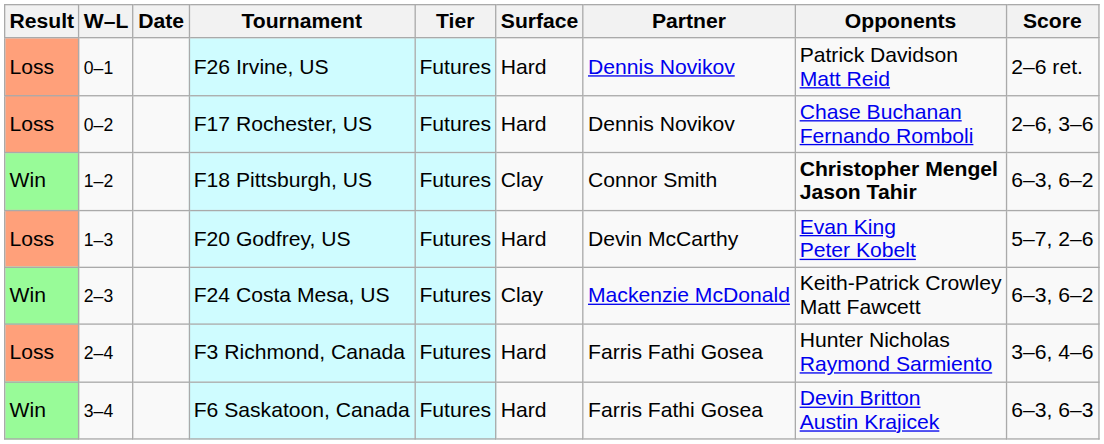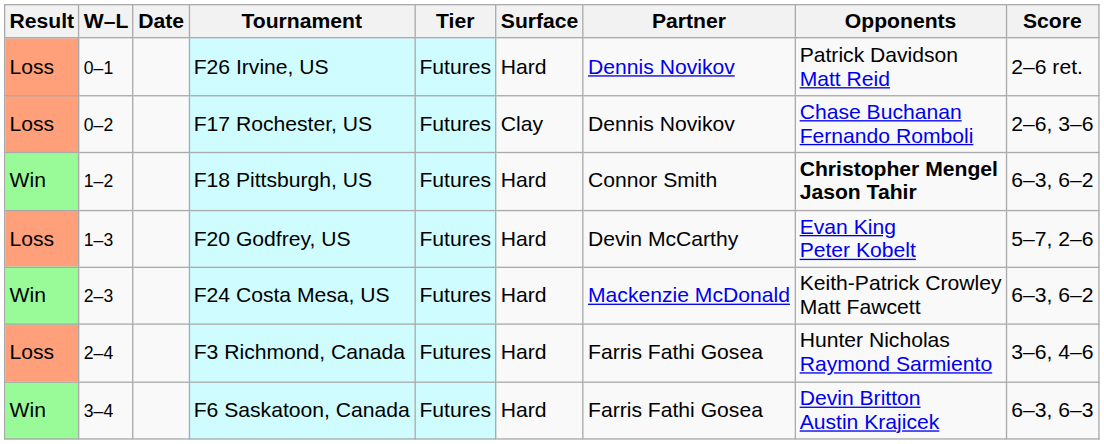(524, 123) Hard -> (522, 123) Clay
(522, 181) Clay -> (524, 181) Hard
(522, 295) Clay -> (524, 295) Hard
